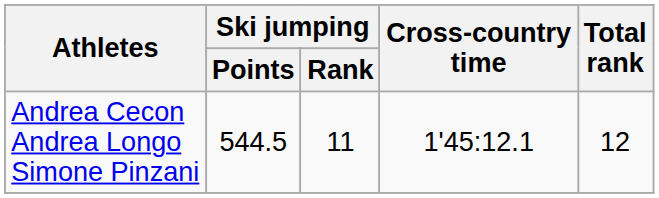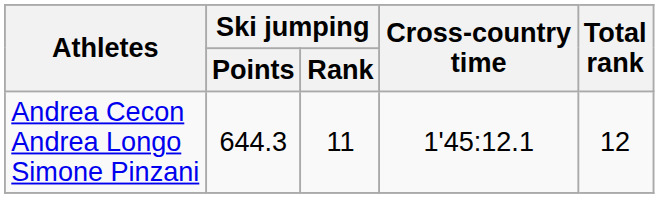(253, 142) 544.5 -> (253, 142) 644.3
